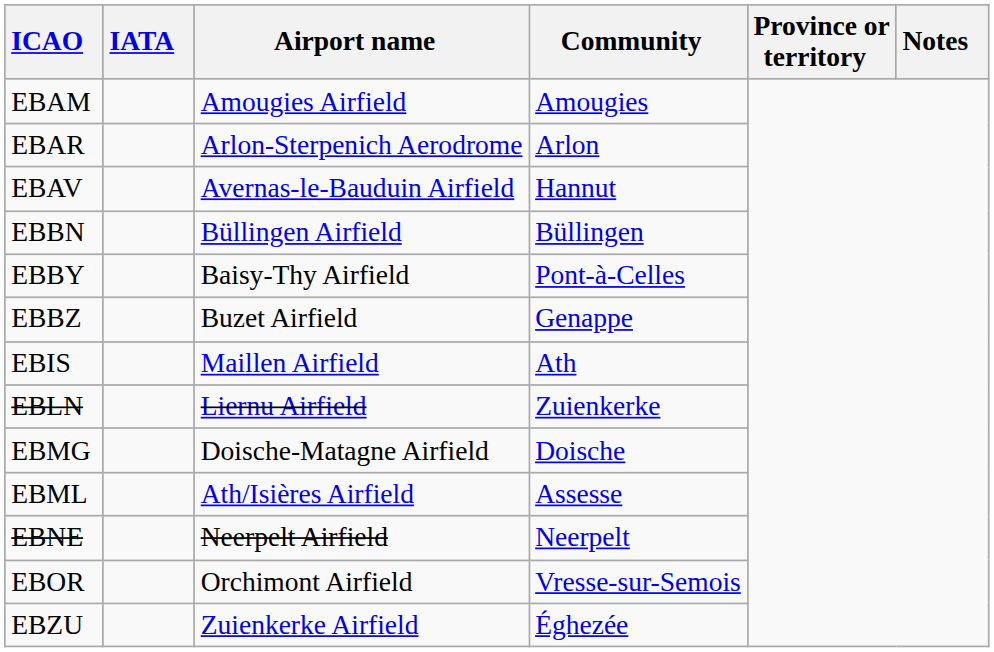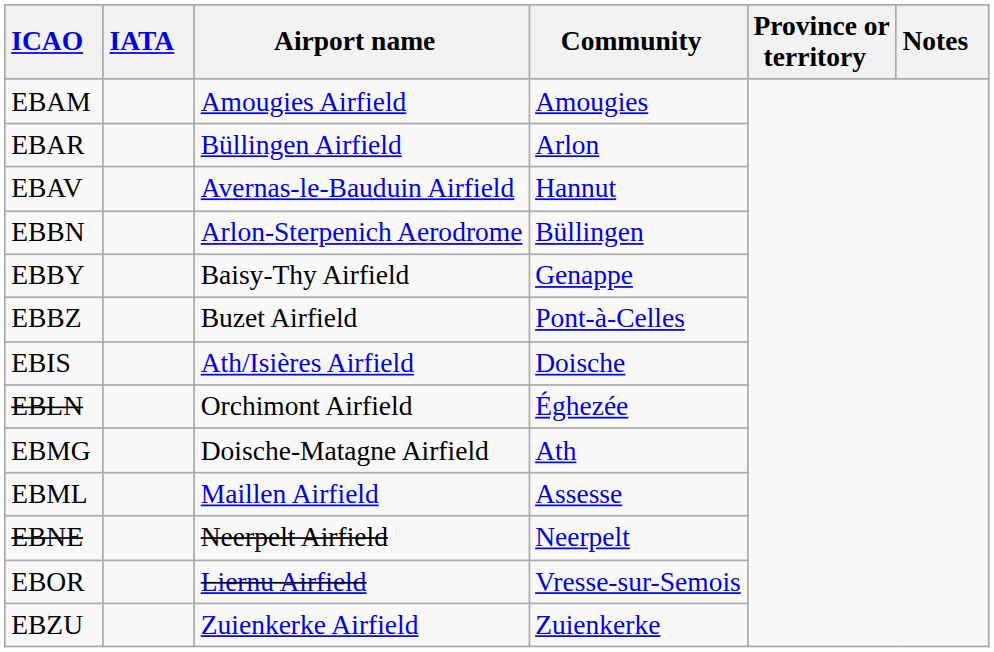(362, 144) Arlon-Sterpenich Aerodrome -> (301, 144) Büllingen Airfield
(301, 231) Büllingen Airfield -> (362, 231) Arlon-Sterpenich Aerodrome
(610, 275) Pont-à-Celles -> (584, 275) Genappe
(584, 319) Genappe -> (610, 319) Pont-à-Celles
(290, 362) Maillen Airfield -> (307, 362) Ath/Isières Airfield
(556, 362) Ath -> (580, 362) Doische
(284, 406) Liernu Airfield -> (307, 406) Orchimont Airfield
(598, 406) Zuienkerke -> (582, 406) Éghezée
(580, 450) Doische -> (556, 450) Ath
(307, 493) Ath/Isières Airfield -> (290, 493) Maillen Airfield
(307, 581) Orchimont Airfield -> (284, 581) Liernu Airfield
(582, 624) Éghezée -> (598, 624) Zuienkerke
